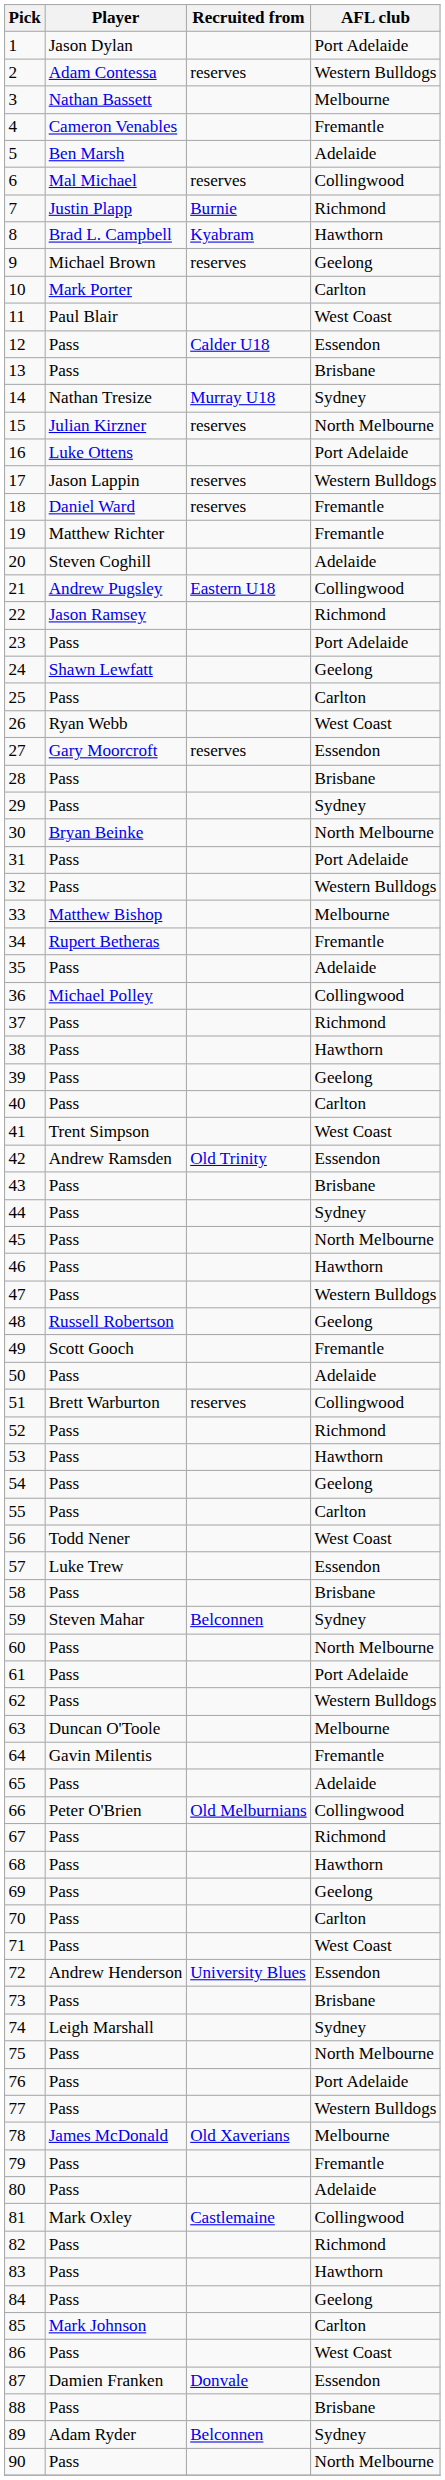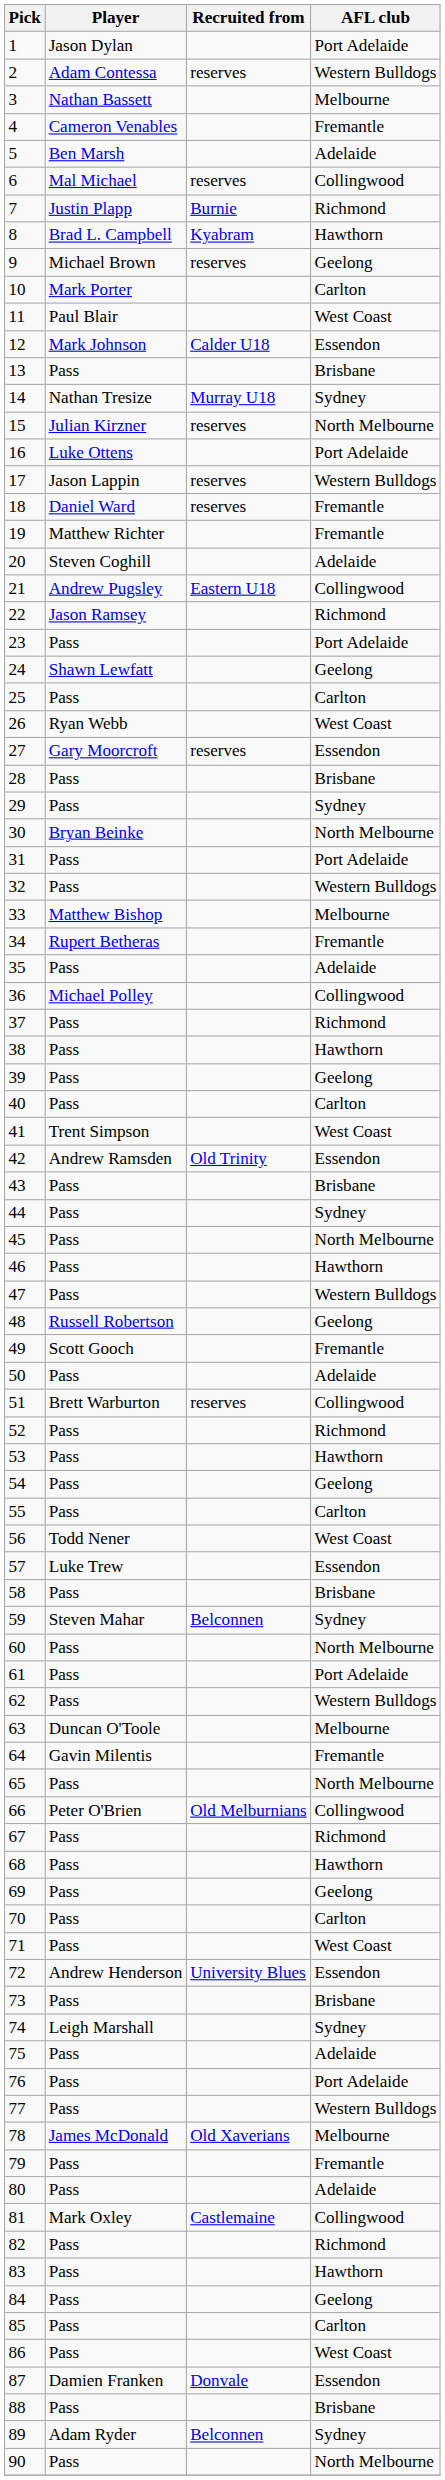(64, 343) Pass -> (97, 343) Mark Johnson
(345, 1782) Adelaide -> (374, 1782) North Melbourne
(374, 2054) North Melbourne -> (345, 2054) Adelaide
(97, 2325) Mark Johnson -> (64, 2325) Pass
